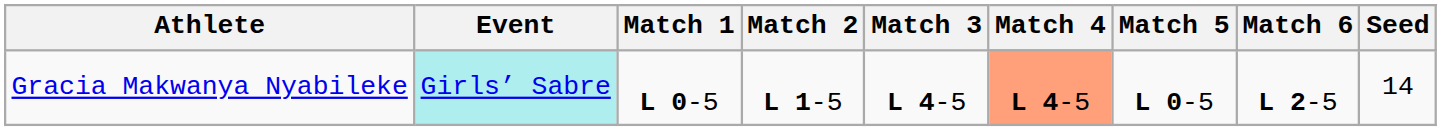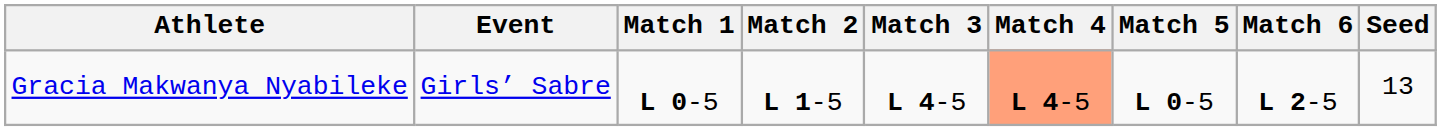(516, 87) paleturquoise background -> (516, 87) no background
(1398, 87) 14 -> (1398, 87) 13
